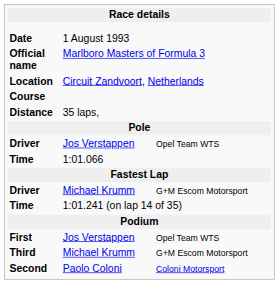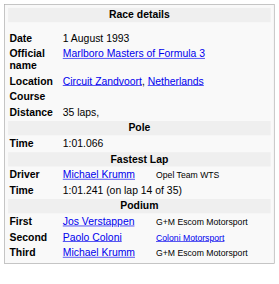- row: (25, 144)
(202, 191) G+M Escom Motorsport -> (188, 175) Opel Team WTS
(188, 238) Opel Team WTS -> (202, 222) G+M Escom Motorsport
rows swapped: (28, 268) <-> (23, 253)
